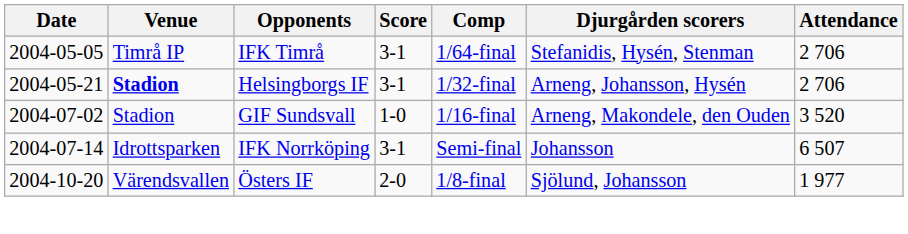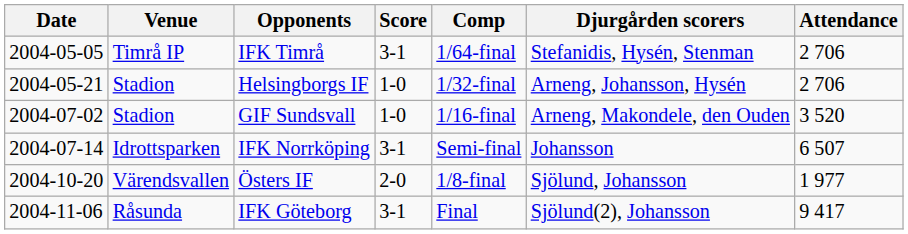(146, 84) bold -> (143, 84) normal
(393, 84) 3-1 -> (393, 84) 1-0
+ row: (295, 212)
